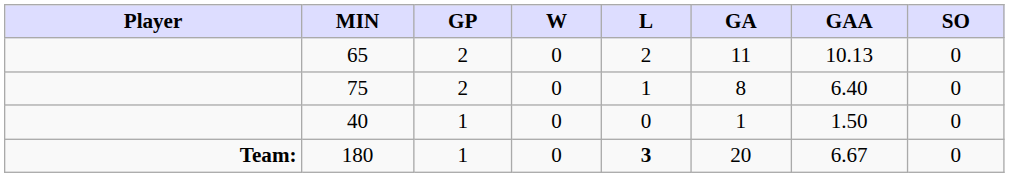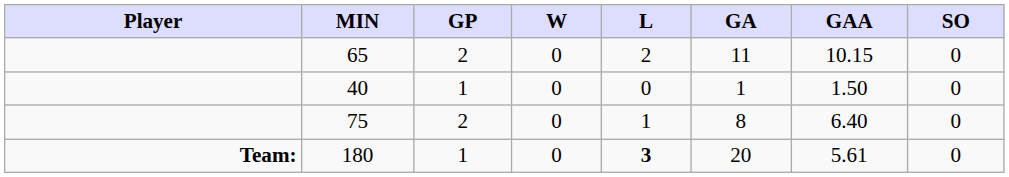(849, 54) 10.13 -> (849, 54) 10.15
rows swapped: (358, 121) <-> (358, 88)
(849, 155) 6.67 -> (849, 155) 5.61
